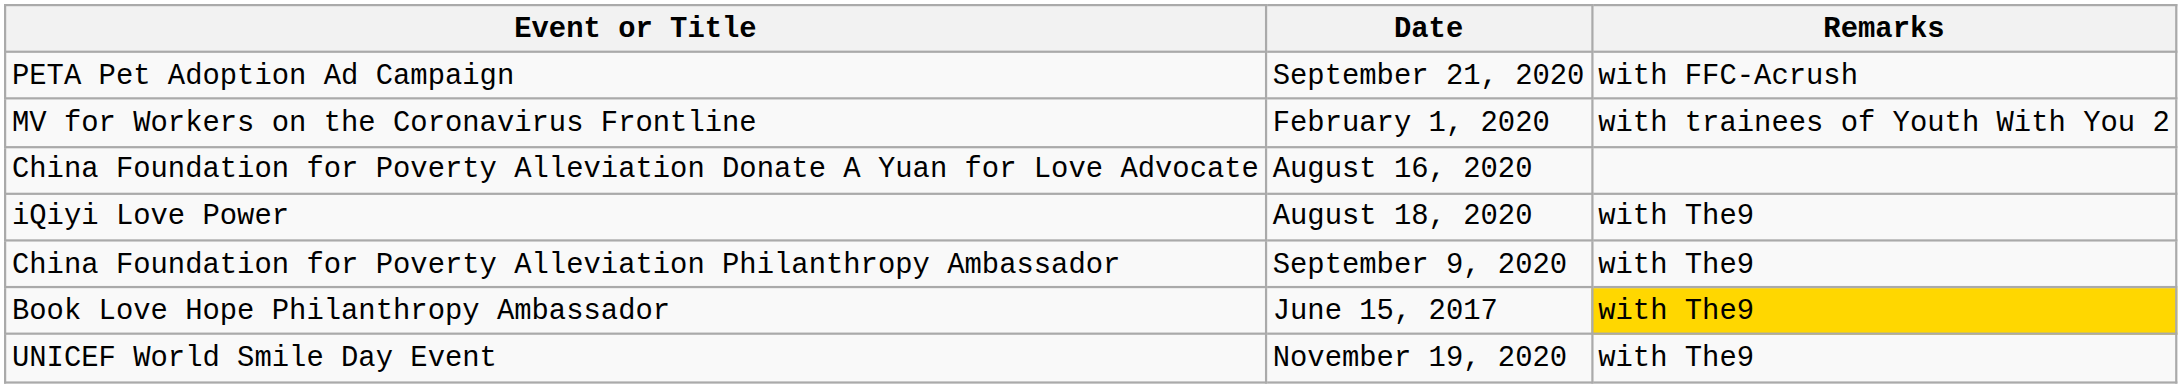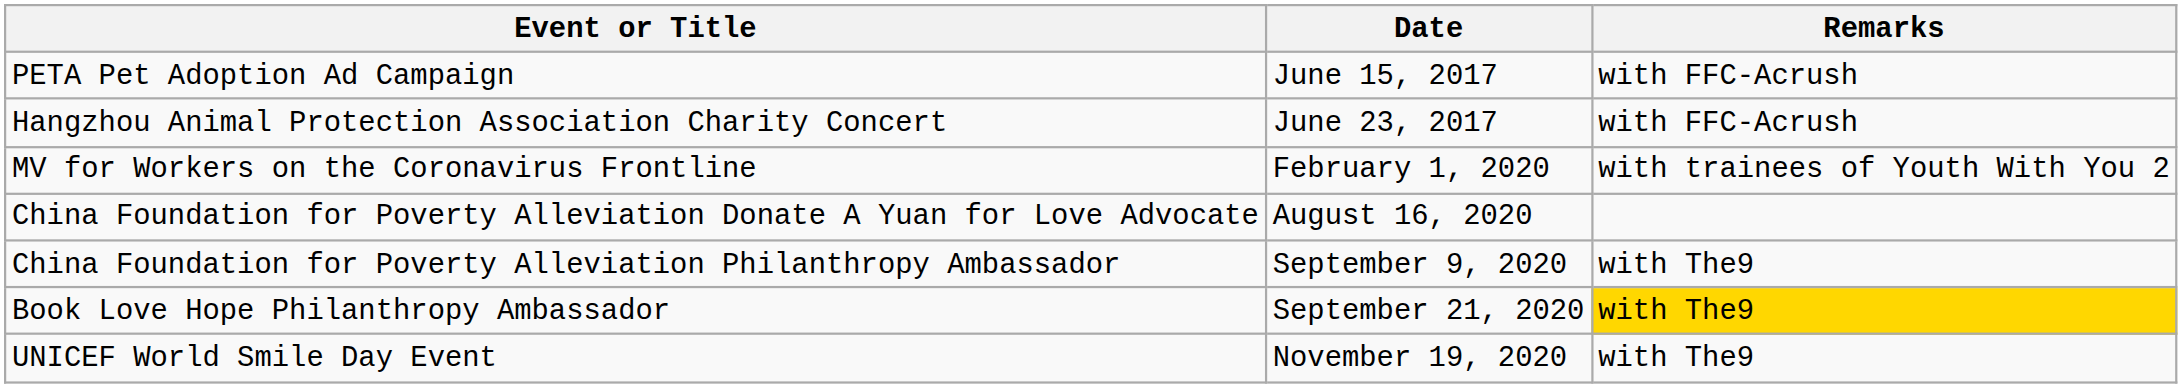(1429, 76) September 21, 2020 -> (1385, 76) June 15, 2017
+ row: (480, 123)
- row: (151, 217)
(1385, 311) June 15, 2017 -> (1429, 311) September 21, 2020
